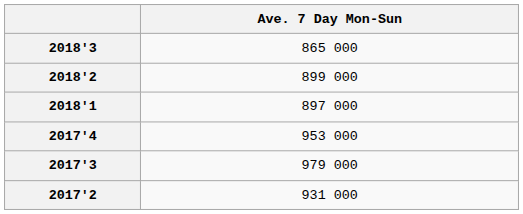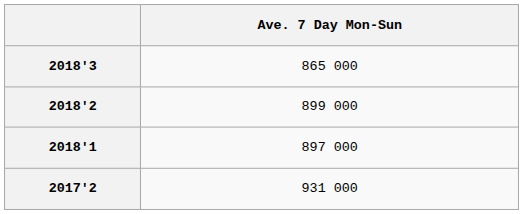- row: (73, 136)
- row: (73, 166)
